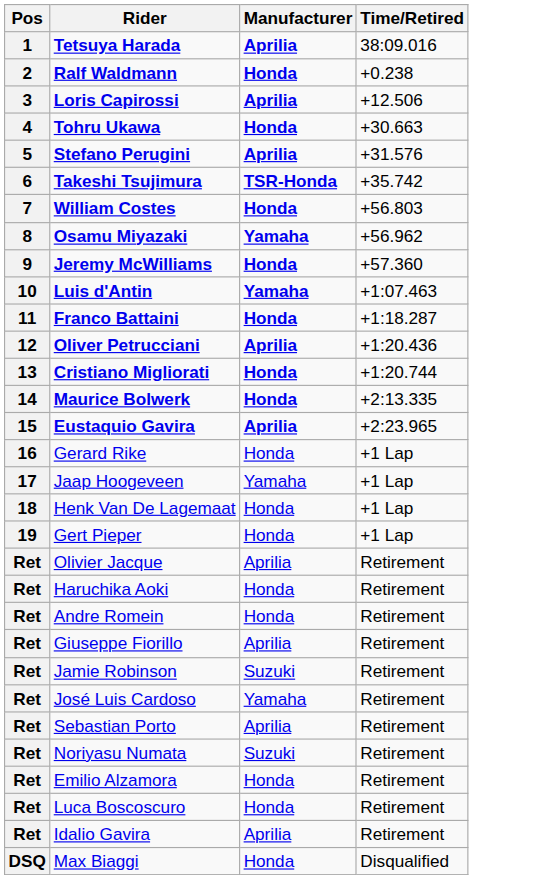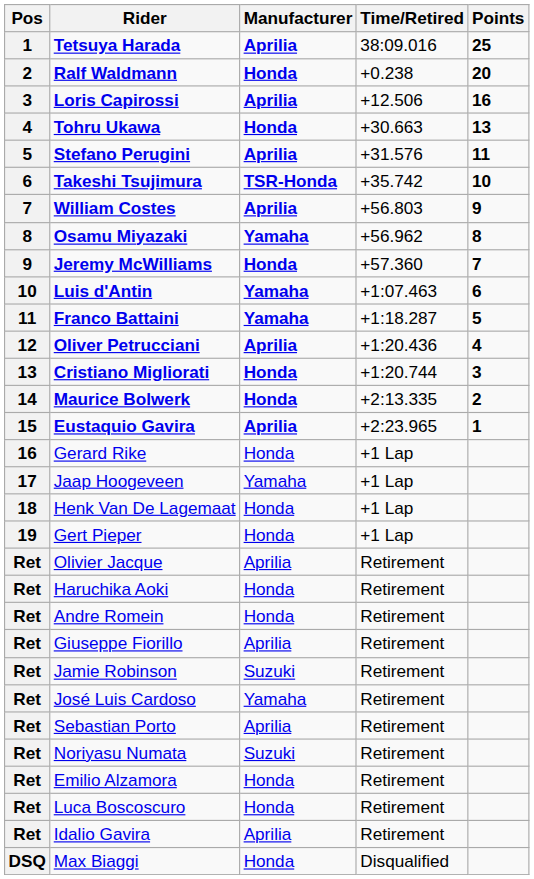+ column: (498, 18)
(270, 209) Honda -> (270, 209) Aprilia
(270, 317) Honda -> (276, 317) Yamaha
